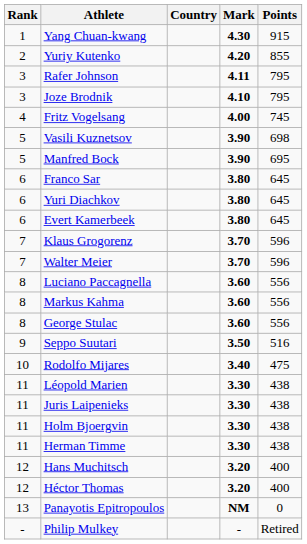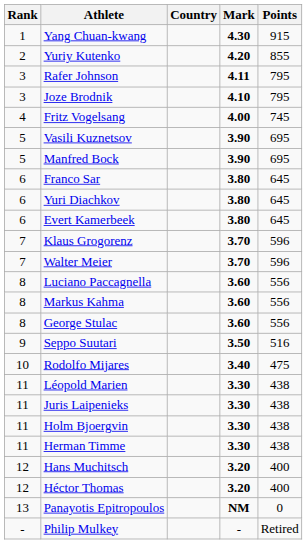(280, 138) 698 -> (280, 138) 695
